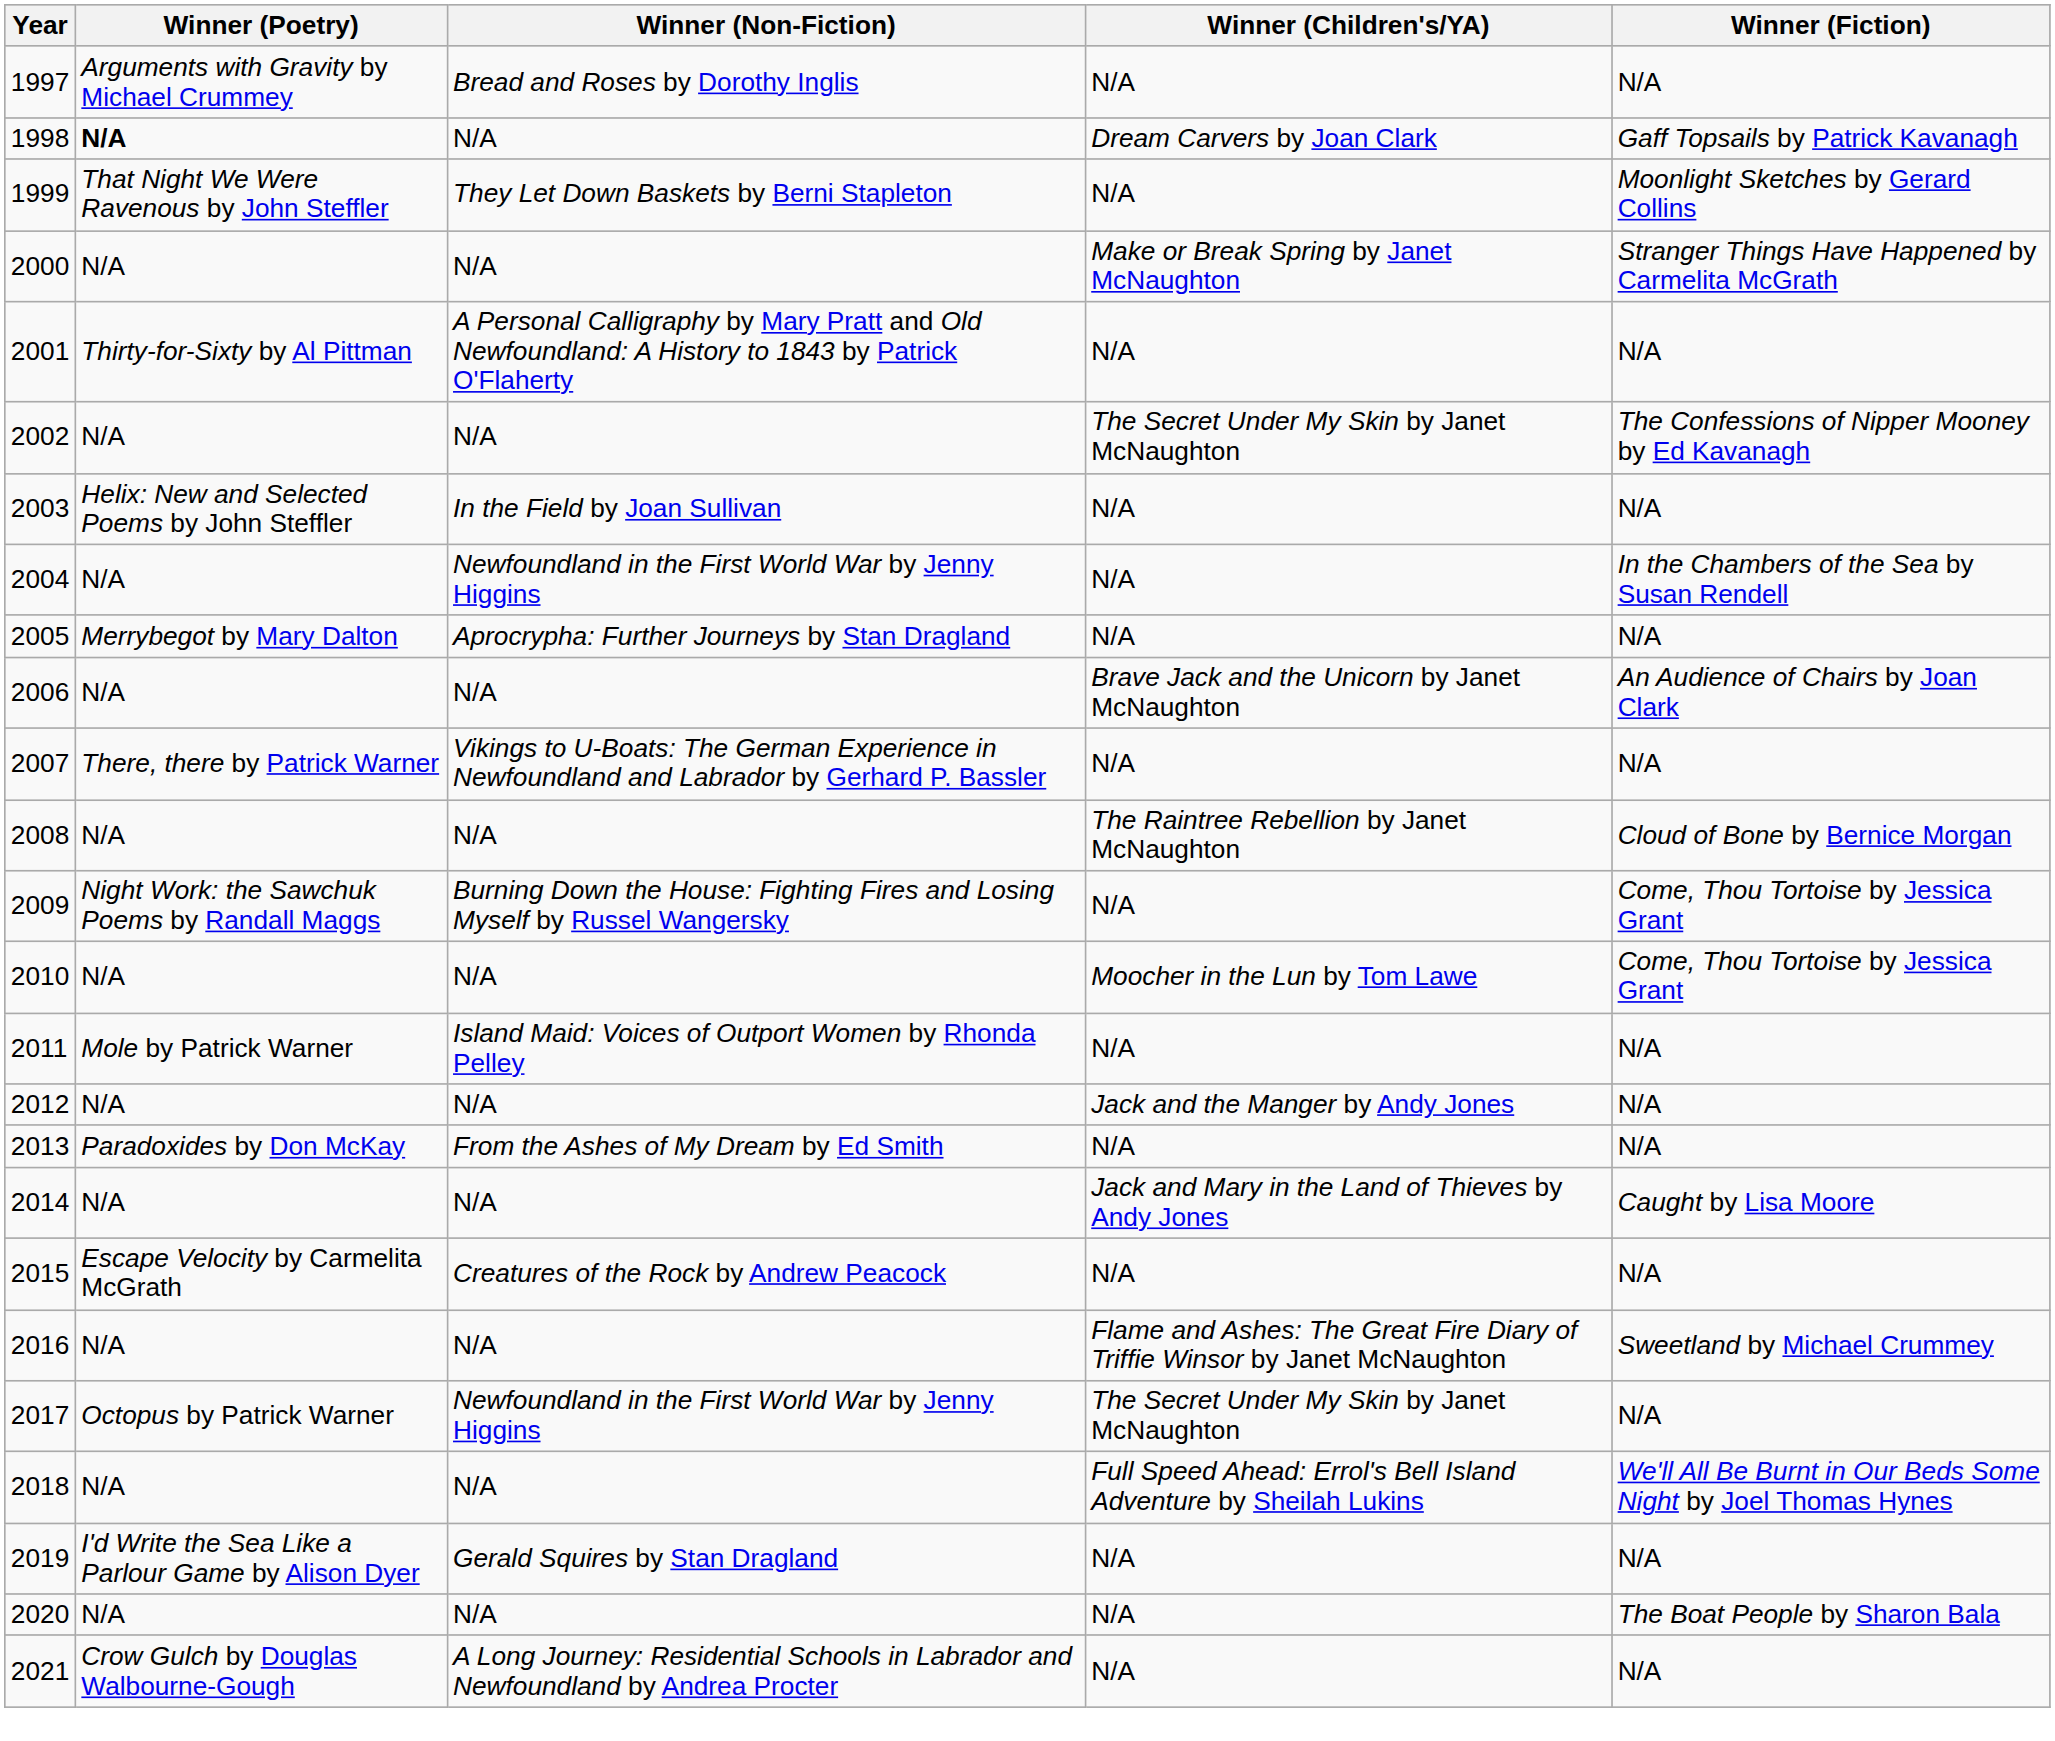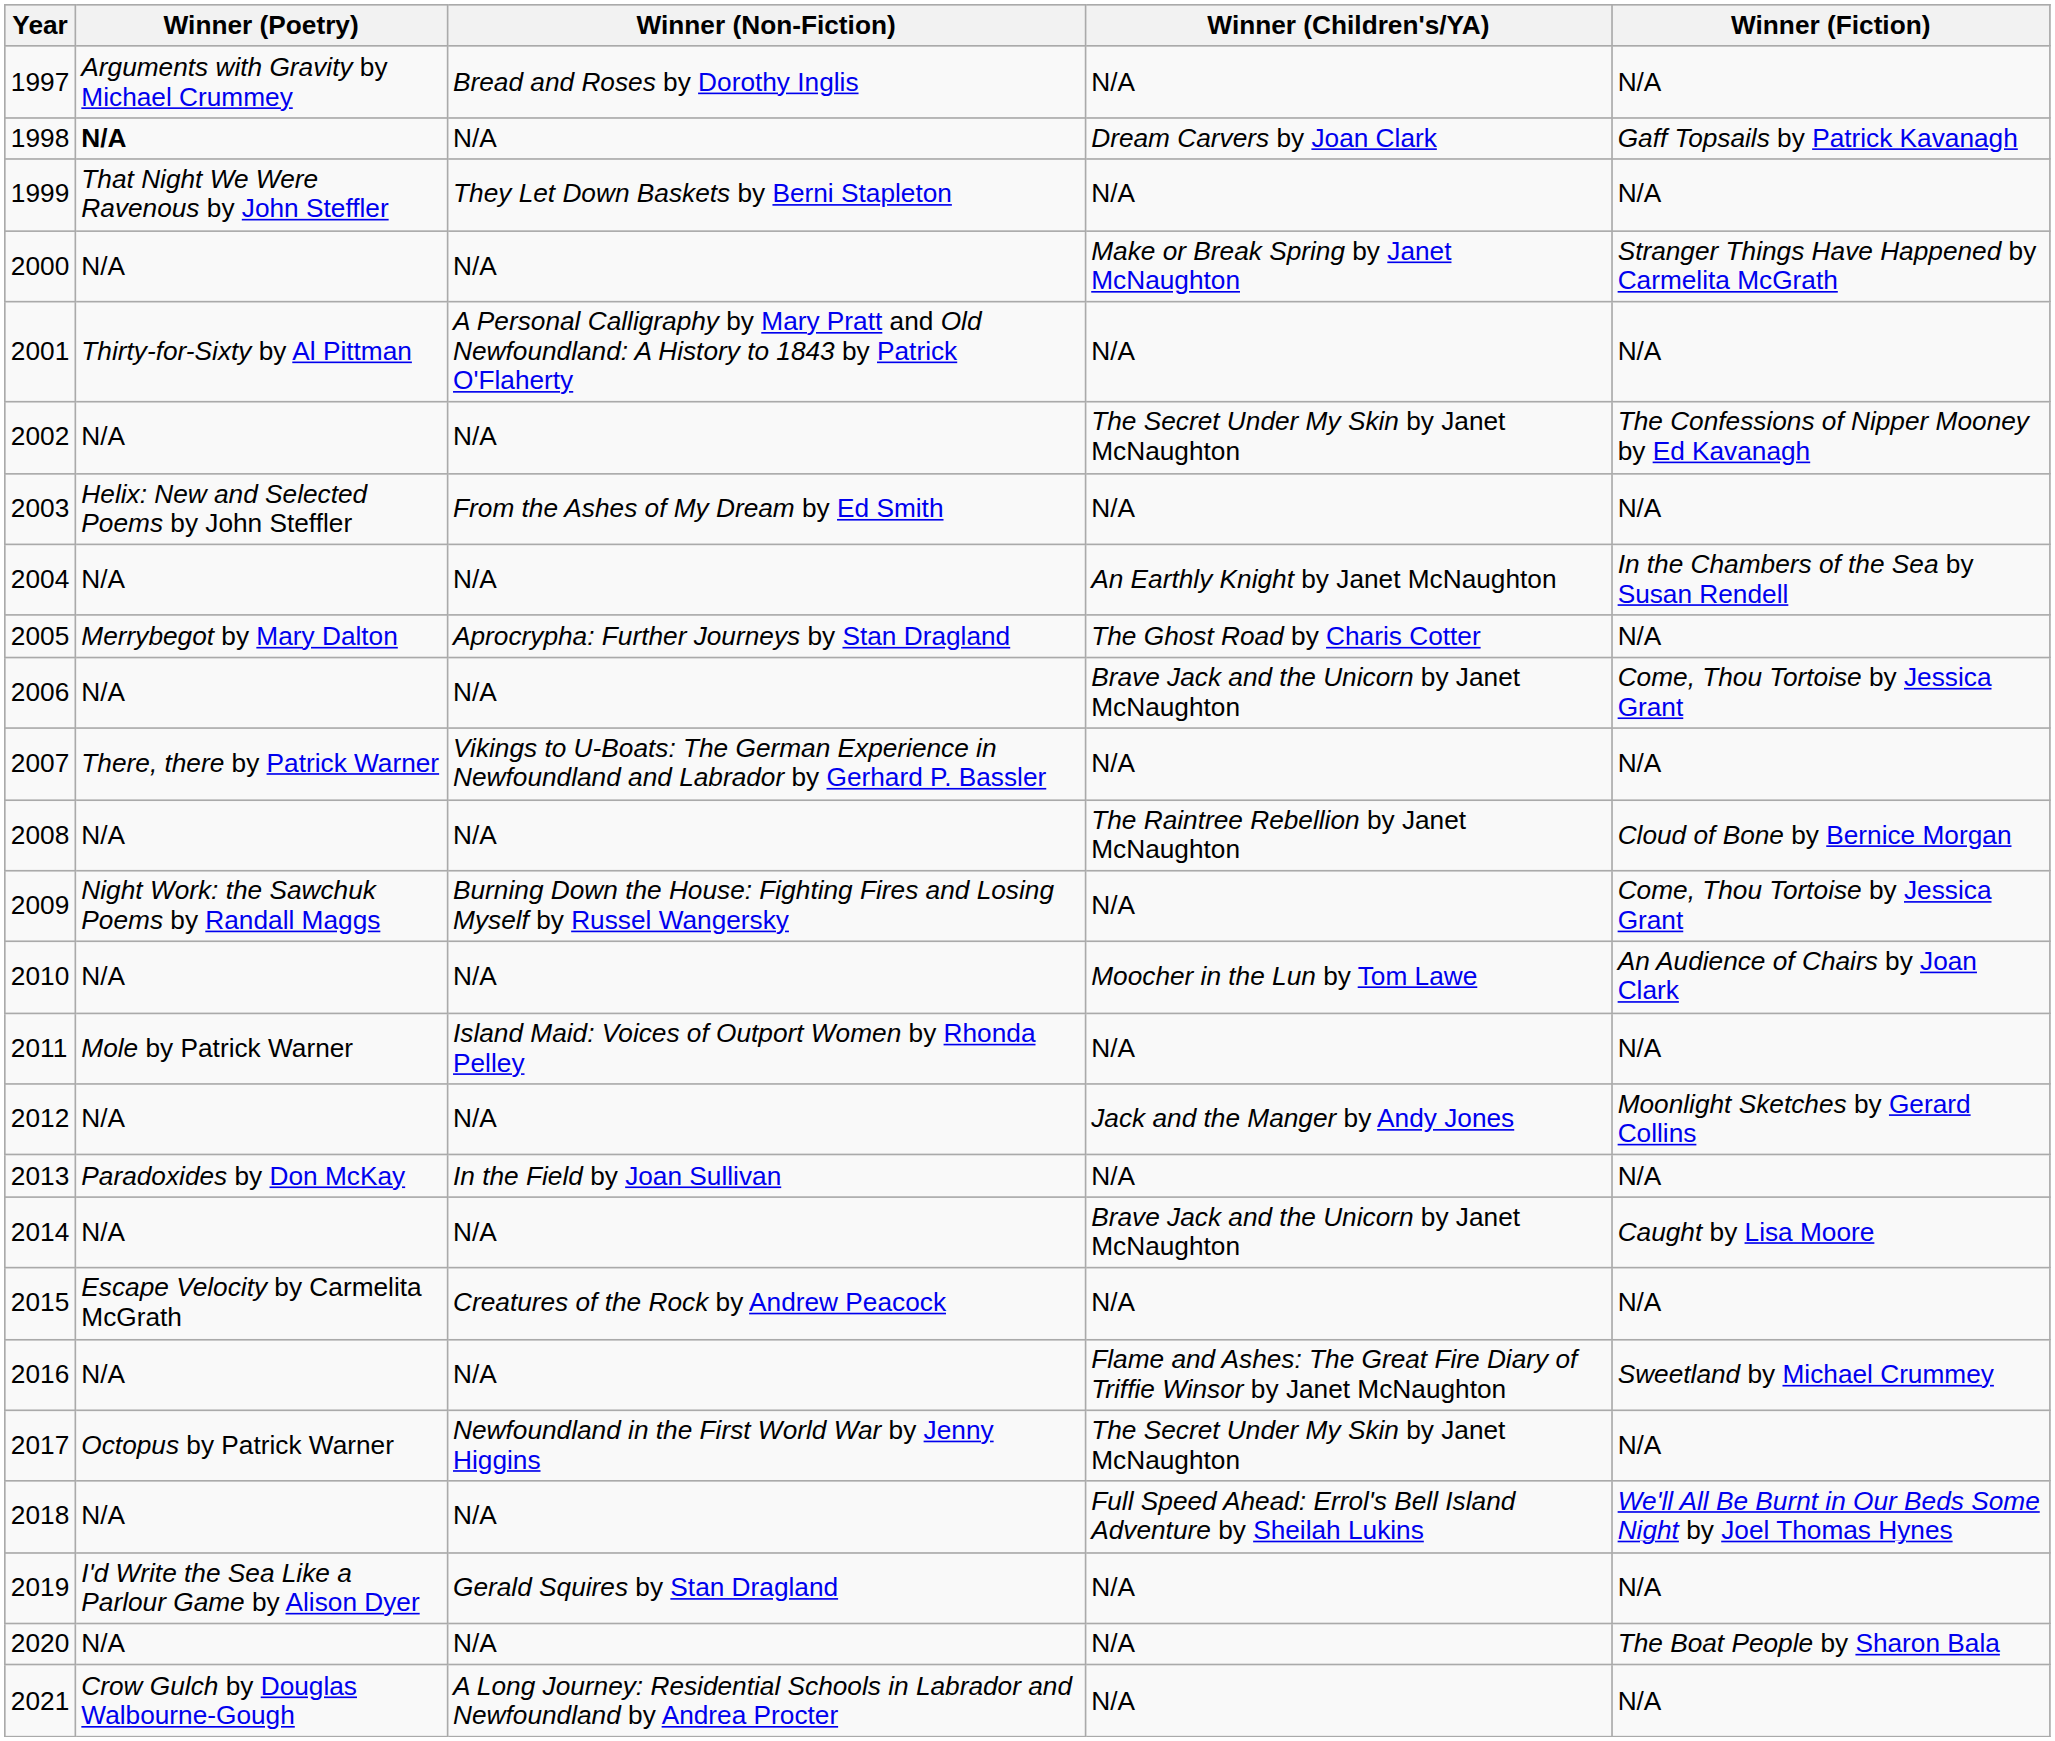(1794, 194) Moonlight Sketches by Gerard Collins -> (1640, 194) N/A
(617, 508) In the Field by Joan Sullivan -> (698, 508) From the Ashes of My Dream by Ed Smith
(723, 579) Newfoundland in the First World War by Jenny Higgins -> (475, 579) N/A
(1113, 579) N/A -> (1324, 579) An Earthly Knight by Janet McNaughton
(1113, 636) N/A -> (1286, 636) The Ghost Road by Charis Cotter
(1797, 692) An Audience of Chairs by Joan Clark -> (1805, 692) Come, Thou Tortoise by Jessica Grant
(1805, 976) Come, Thou Tortoise by Jessica Grant -> (1797, 976) An Audience of Chairs by Joan Clark
(1640, 1104) N/A -> (1794, 1119) Moonlight Sketches by Gerard Collins
(698, 1146) From the Ashes of My Dream by Ed Smith -> (617, 1175) In the Field by Joan Sullivan
(1327, 1202) Jack and Mary in the Land of Thieves by Andy Jones -> (1306, 1231) Brave Jack and the Unicorn by Janet McNaughton
